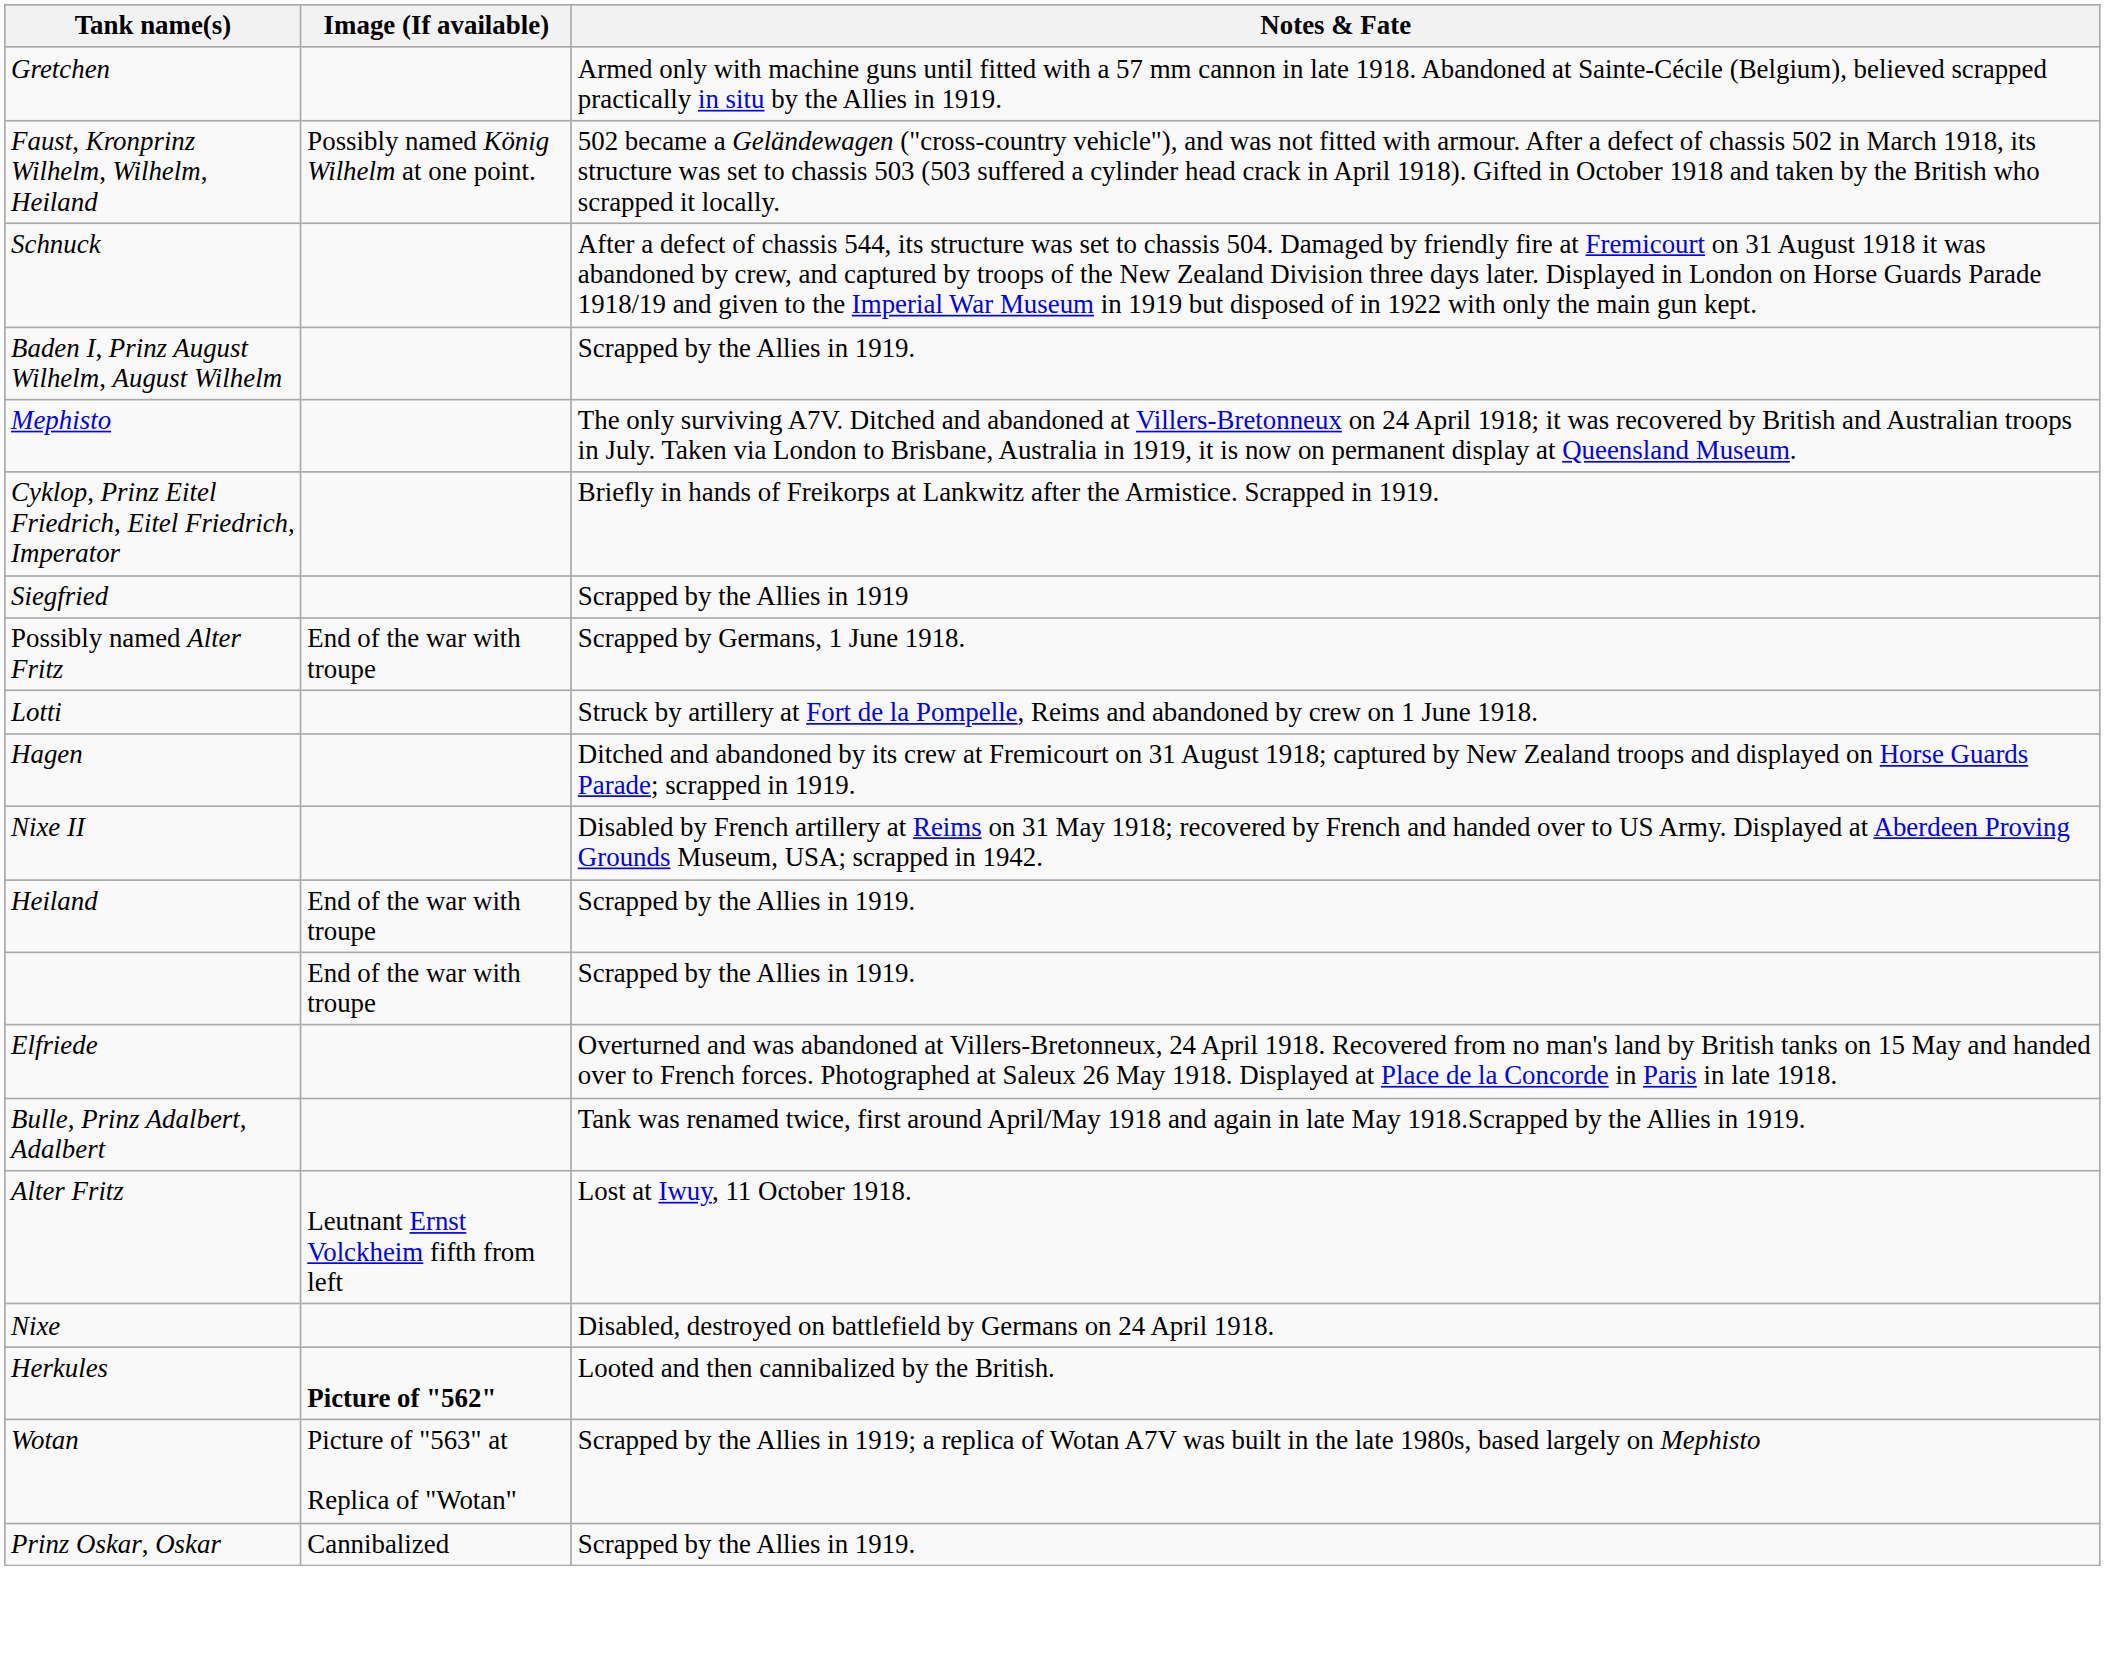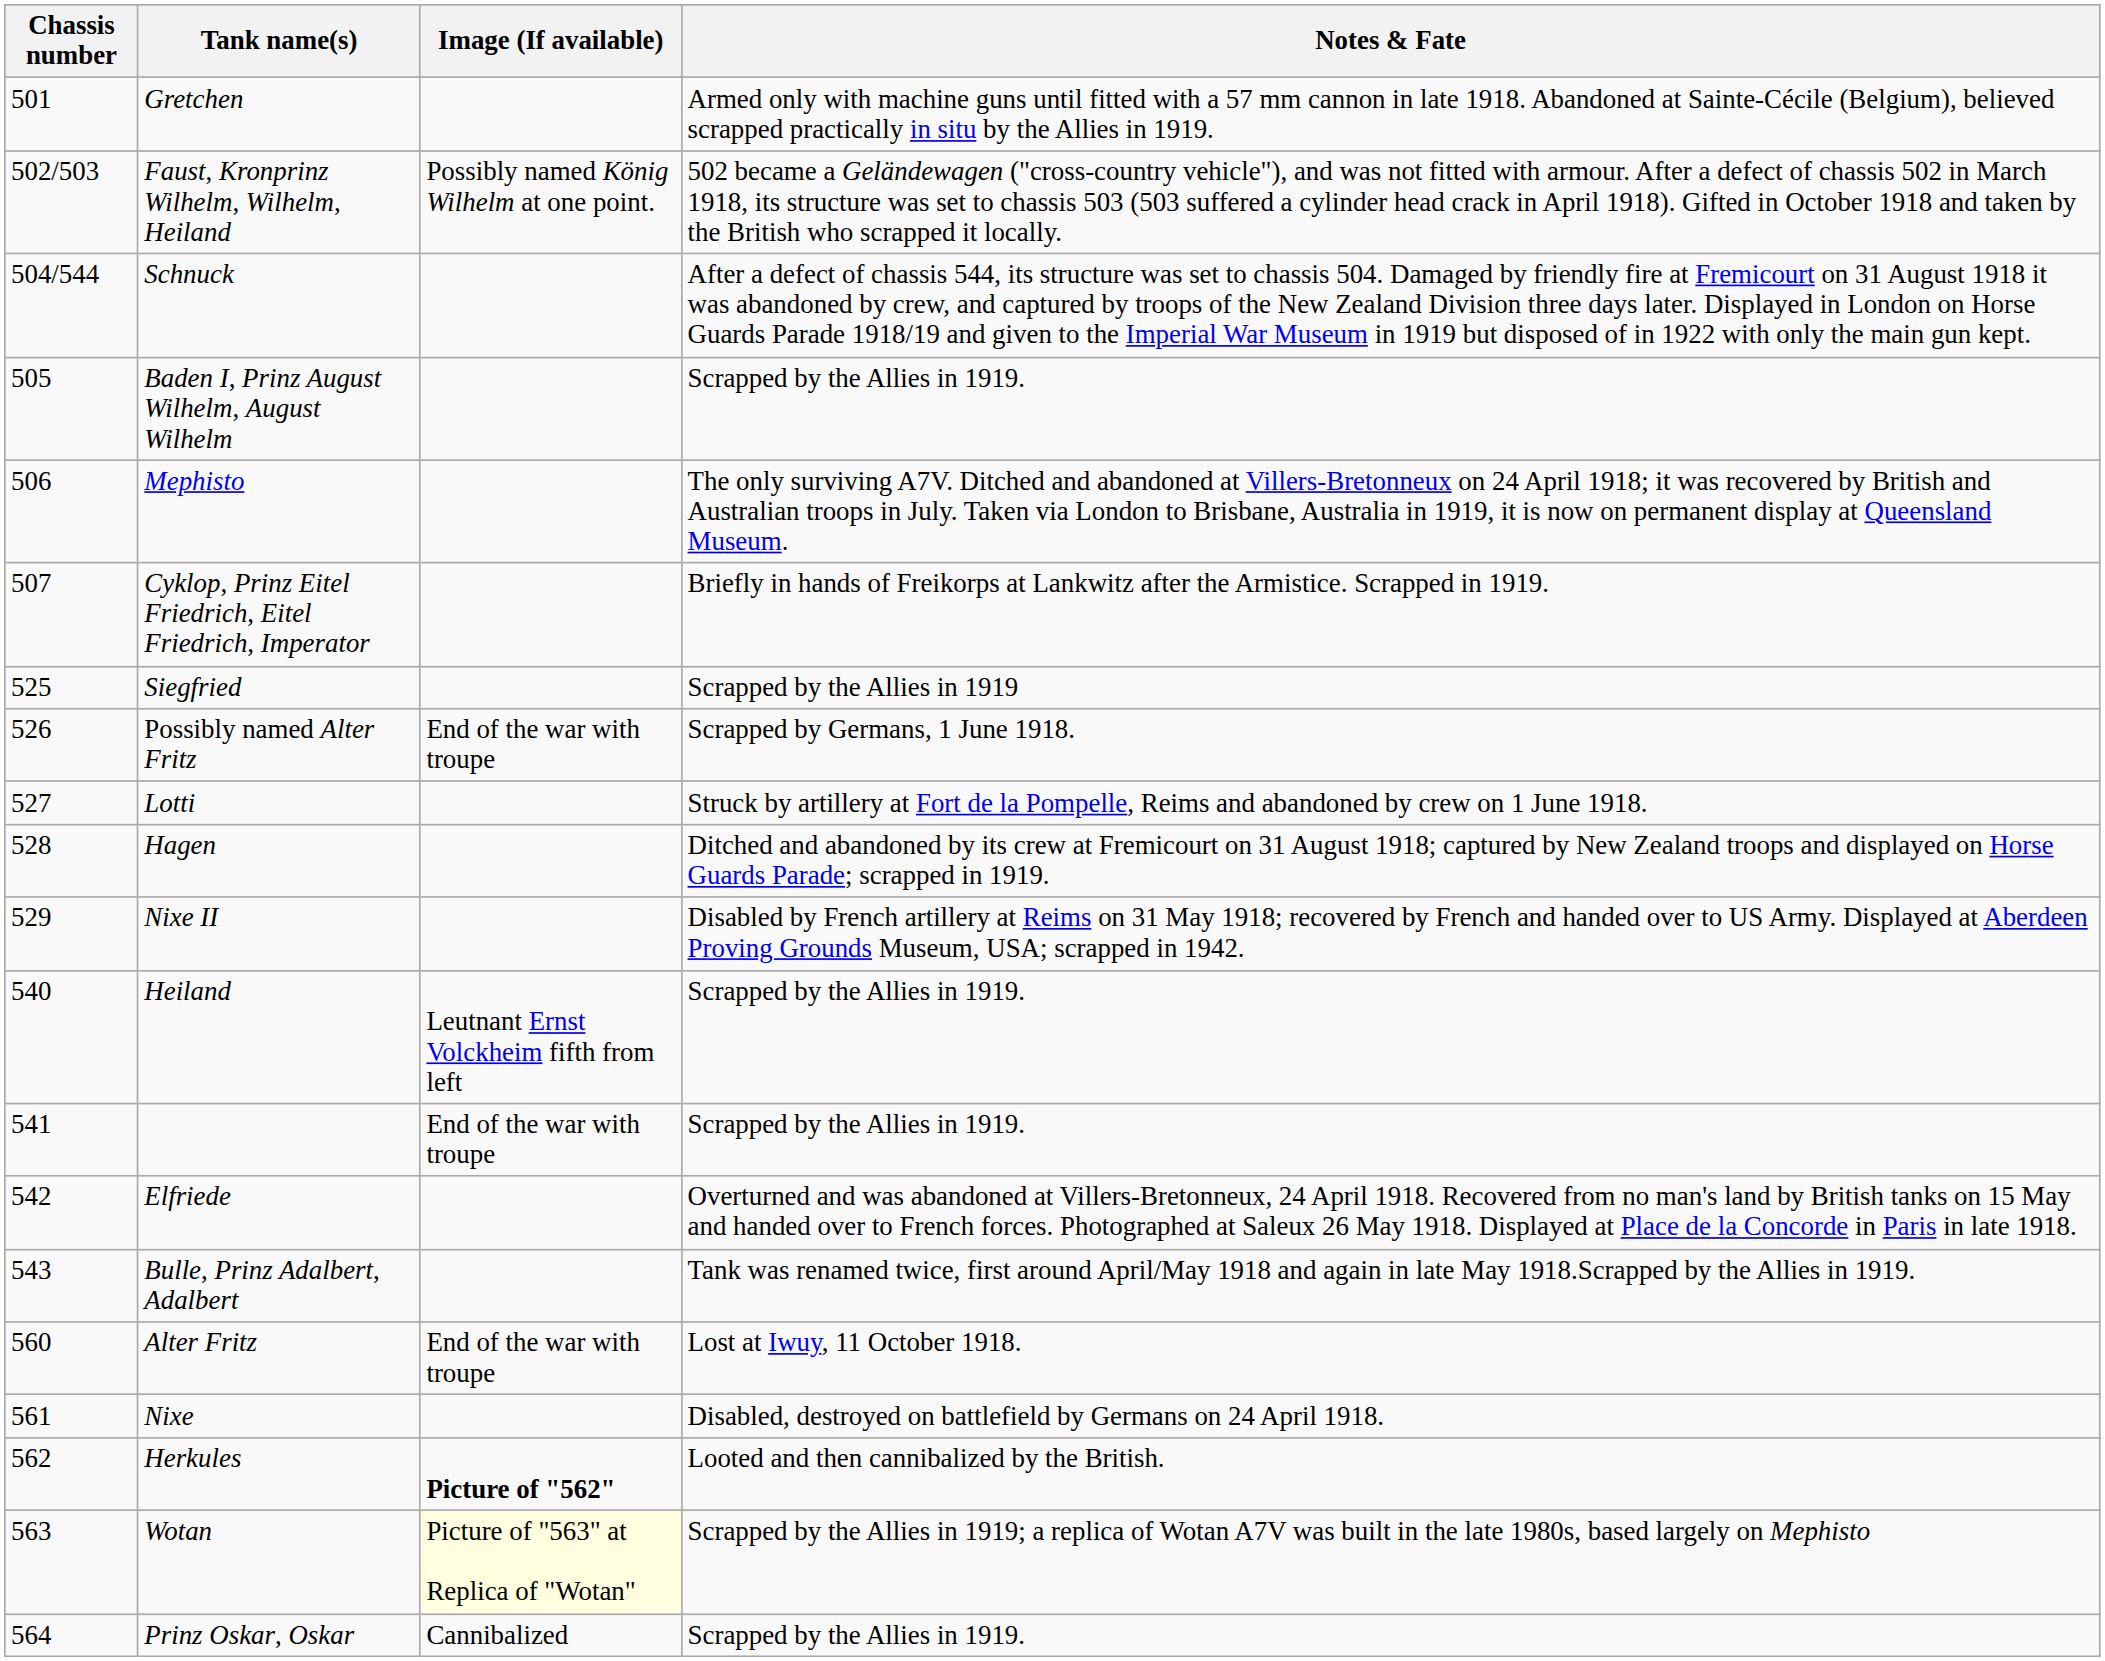+ column: (71, 40)
(414, 915) End of the war with troupe -> (540, 1051) Leutnant Ernst Volckheim fifth from left
(421, 1252) Leutnant Ernst Volckheim fifth from left -> (533, 1358) End of the war with troupe
(412, 1470) no background -> (531, 1561) lightyellow background
